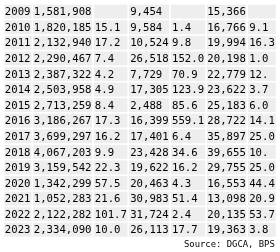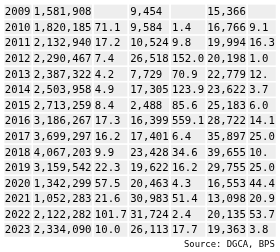(108, 27) 15.1 -> (108, 27) 71.1
